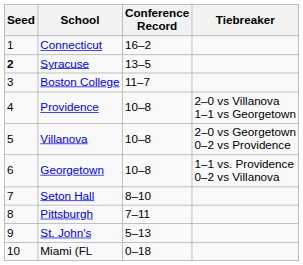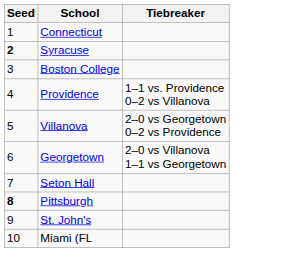- column: (157, 20)
(245, 107) 2–0 vs Villanova 1–1 vs Georgetown -> (175, 94) 1–1 vs. Providence 0–2 vs Villanova
(244, 170) 1–1 vs. Providence 0–2 vs Villanova -> (176, 157) 2–0 vs Villanova 1–1 vs Georgetown
(10, 214) normal -> (10, 201) bold
